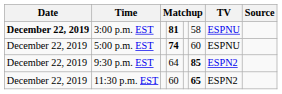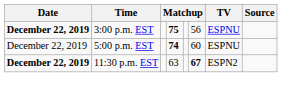(174, 30) 81 -> (174, 30) 75
(196, 30) 58 -> (196, 30) 56
- row: (124, 63)
(47, 80) normal -> (48, 63) bold
(174, 80) 60 -> (174, 63) 63
(196, 80) 65 -> (196, 63) 67
